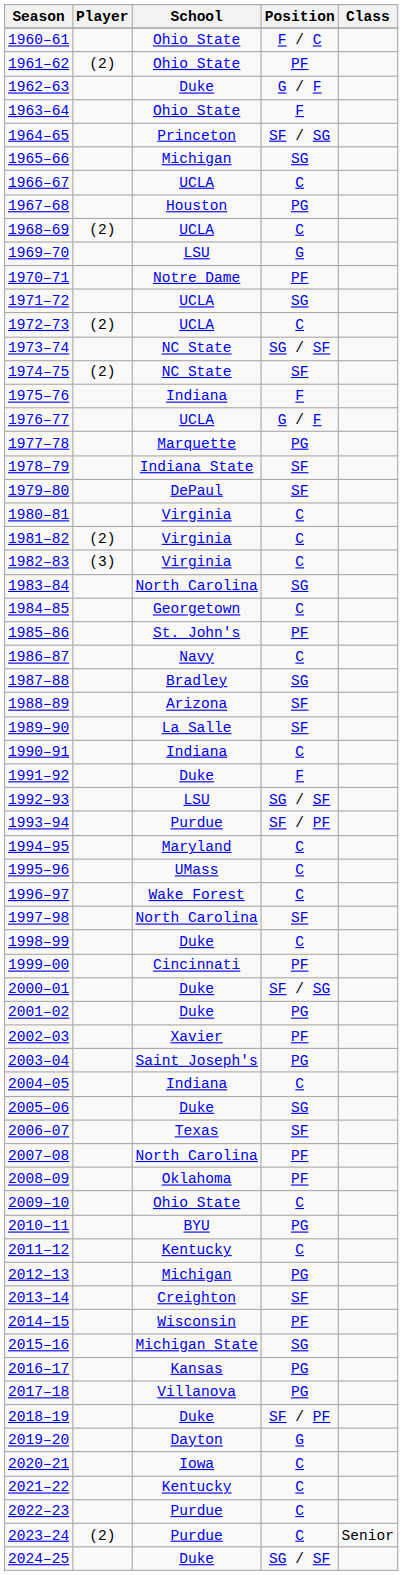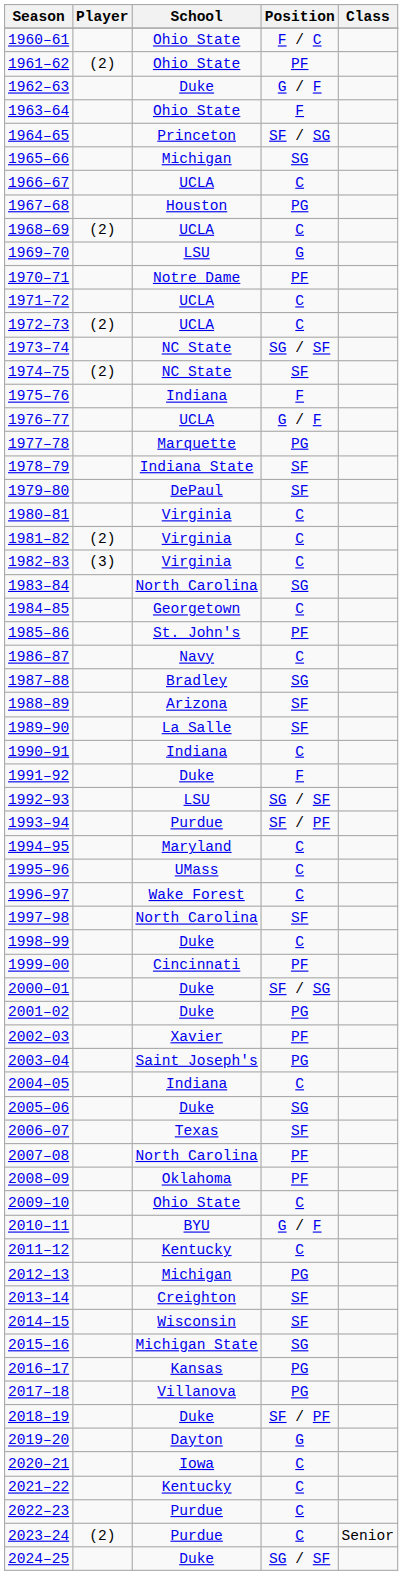(300, 301) SG -> (300, 301) C
(300, 1227) PG -> (300, 1227) G / F
(300, 1322) PF -> (300, 1322) SF
